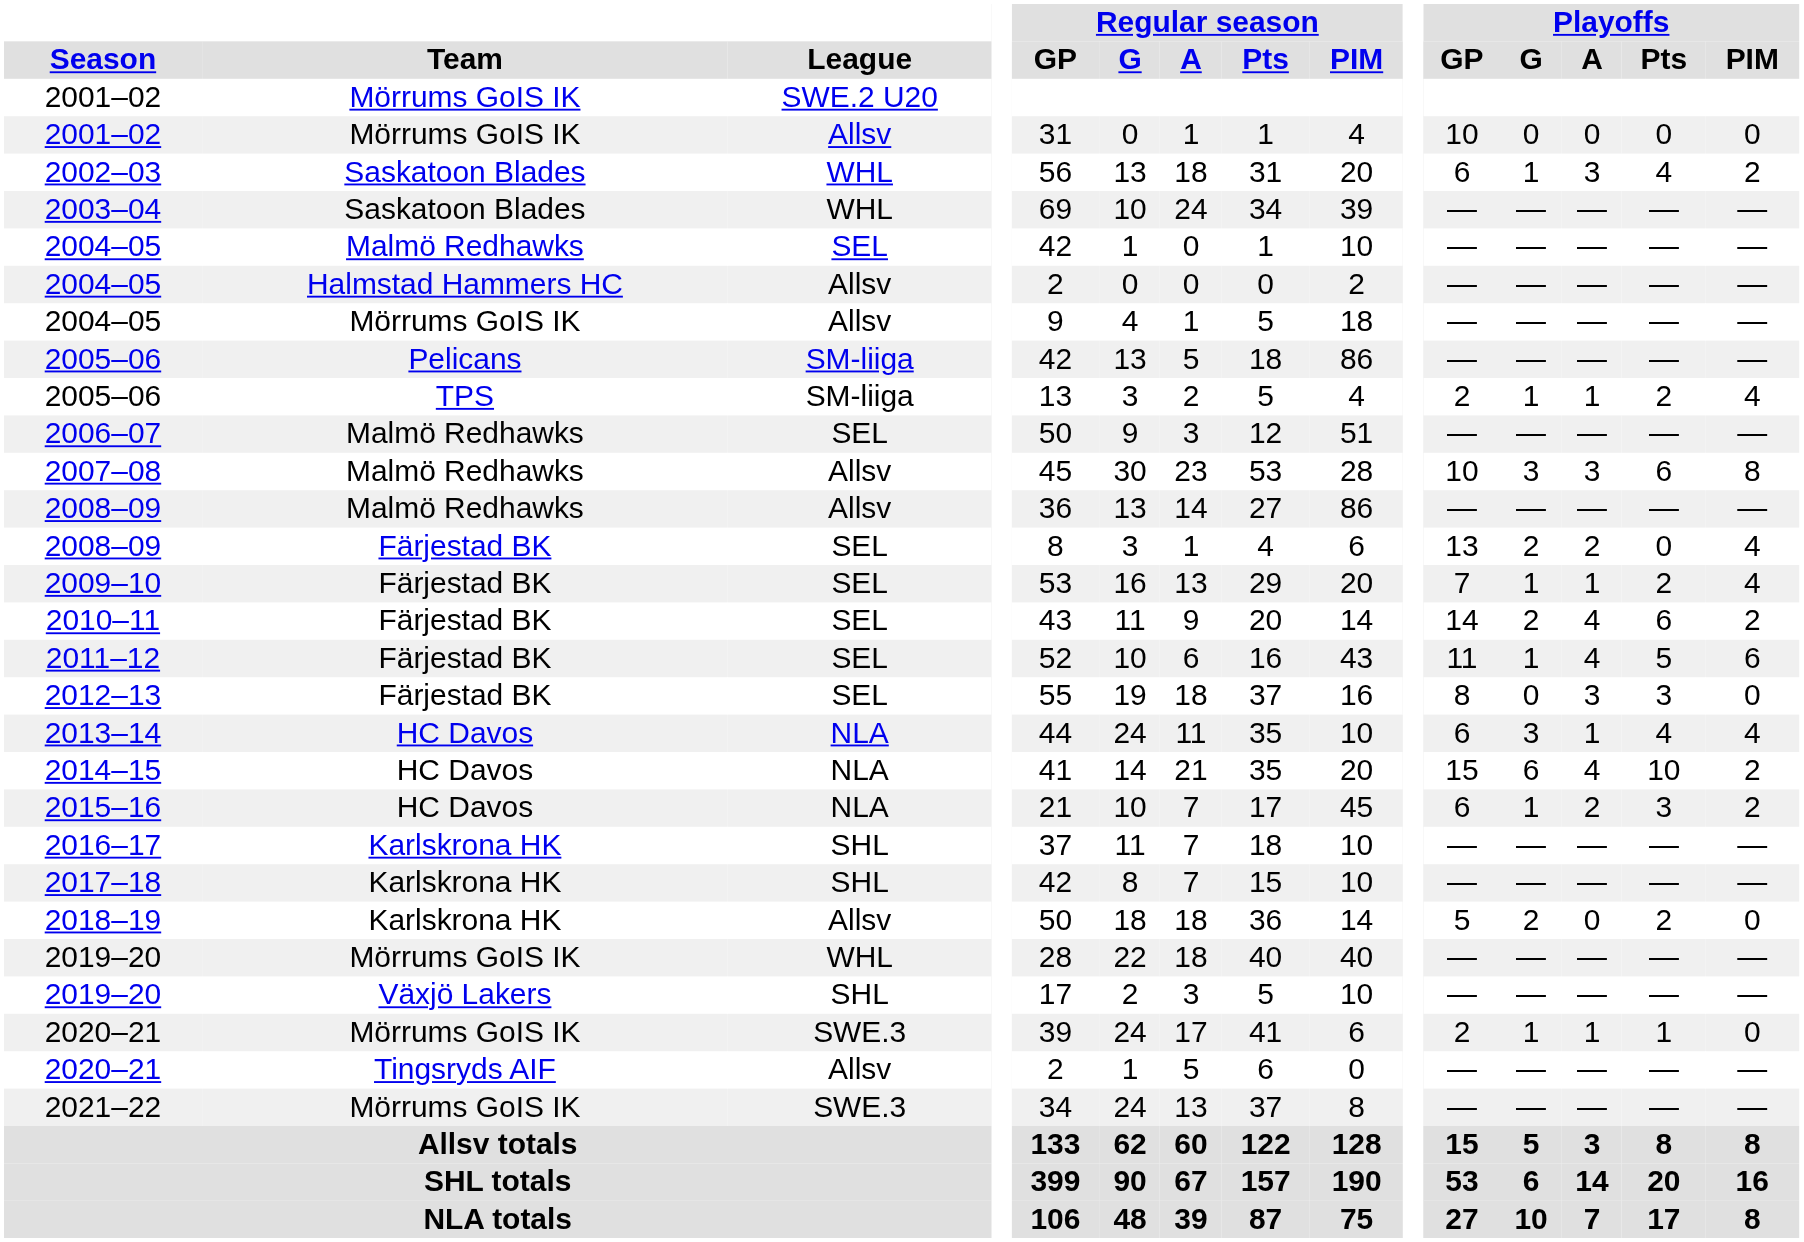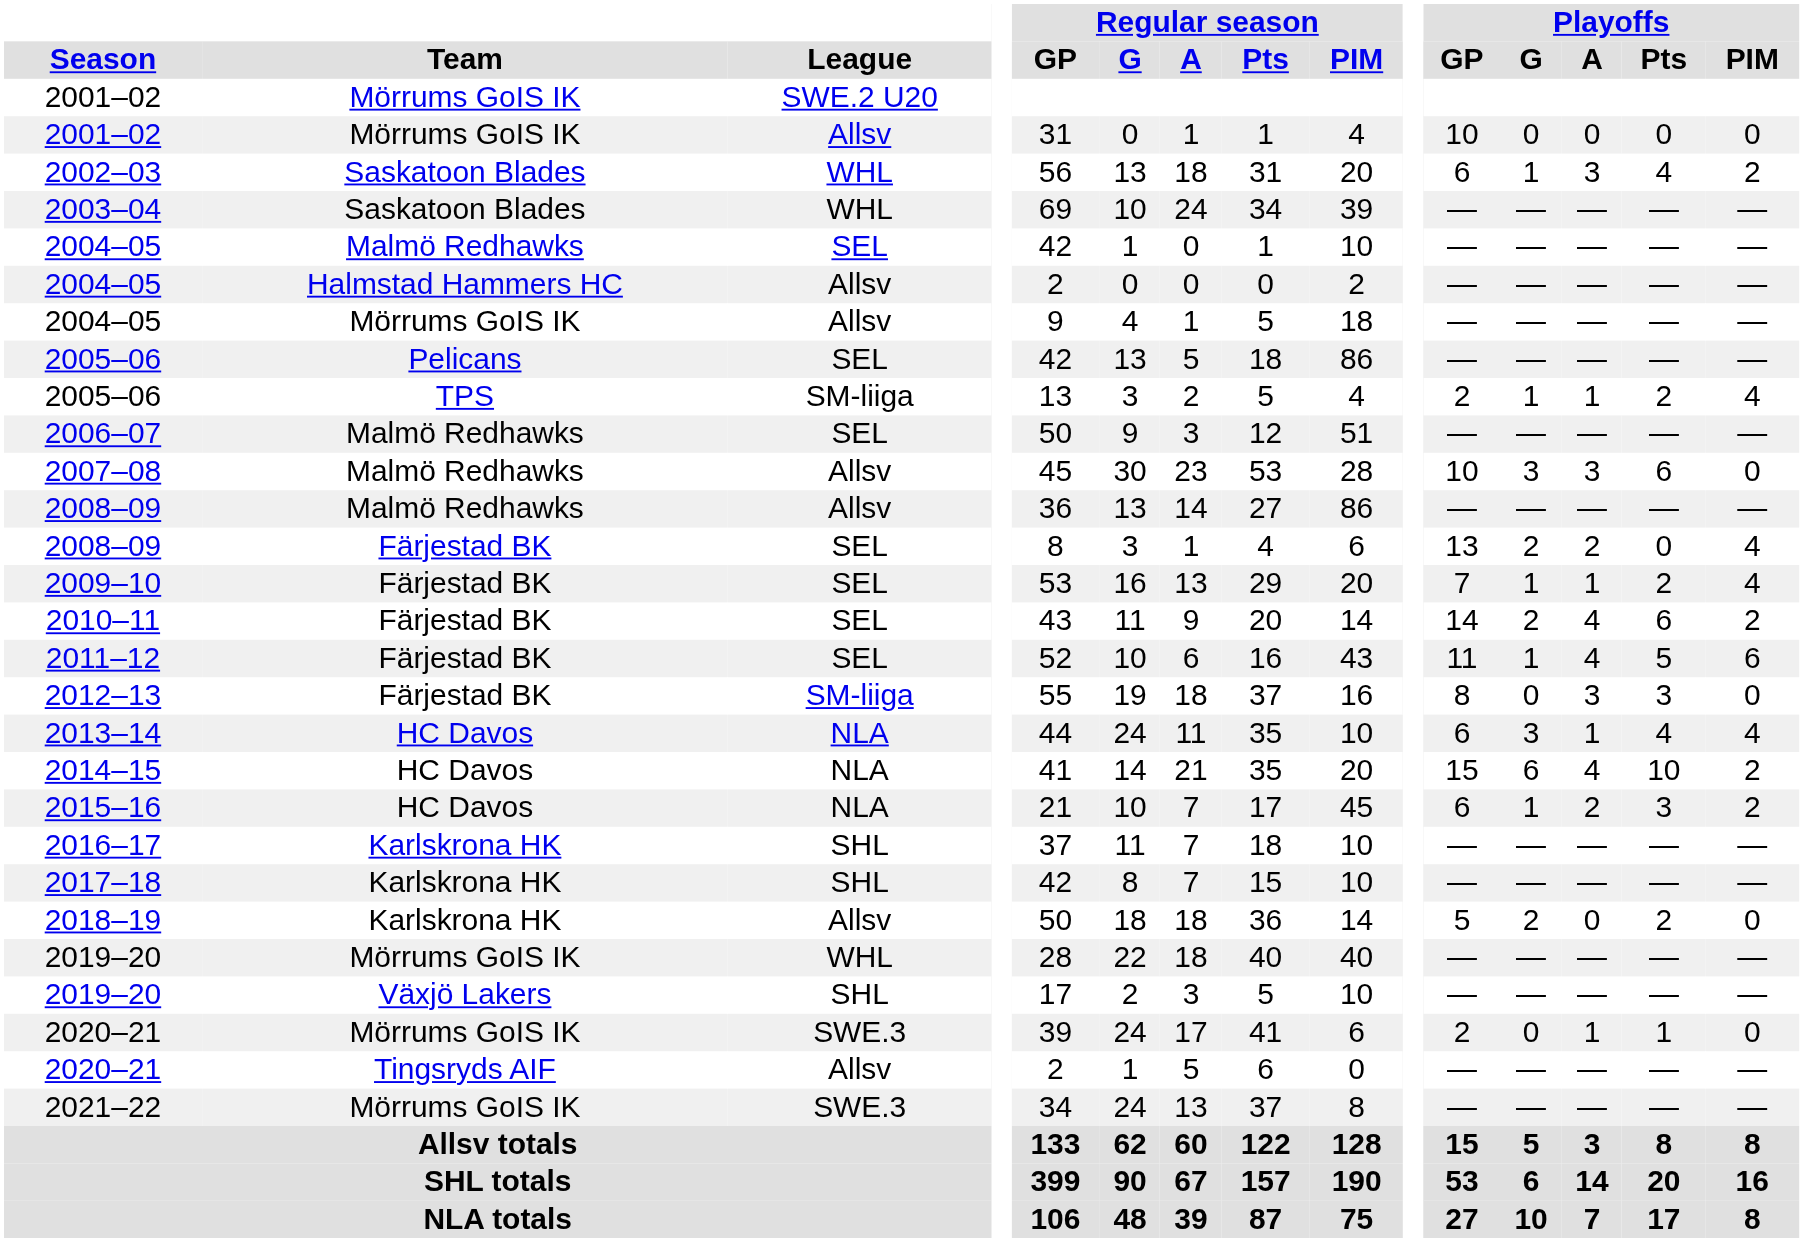(860, 358) SM-liiga -> (860, 358) SEL
(1752, 471) 8 -> (1752, 471) 0
(860, 695) SEL -> (860, 695) SM-liiga
(1531, 1032) 1 -> (1531, 1032) 0
